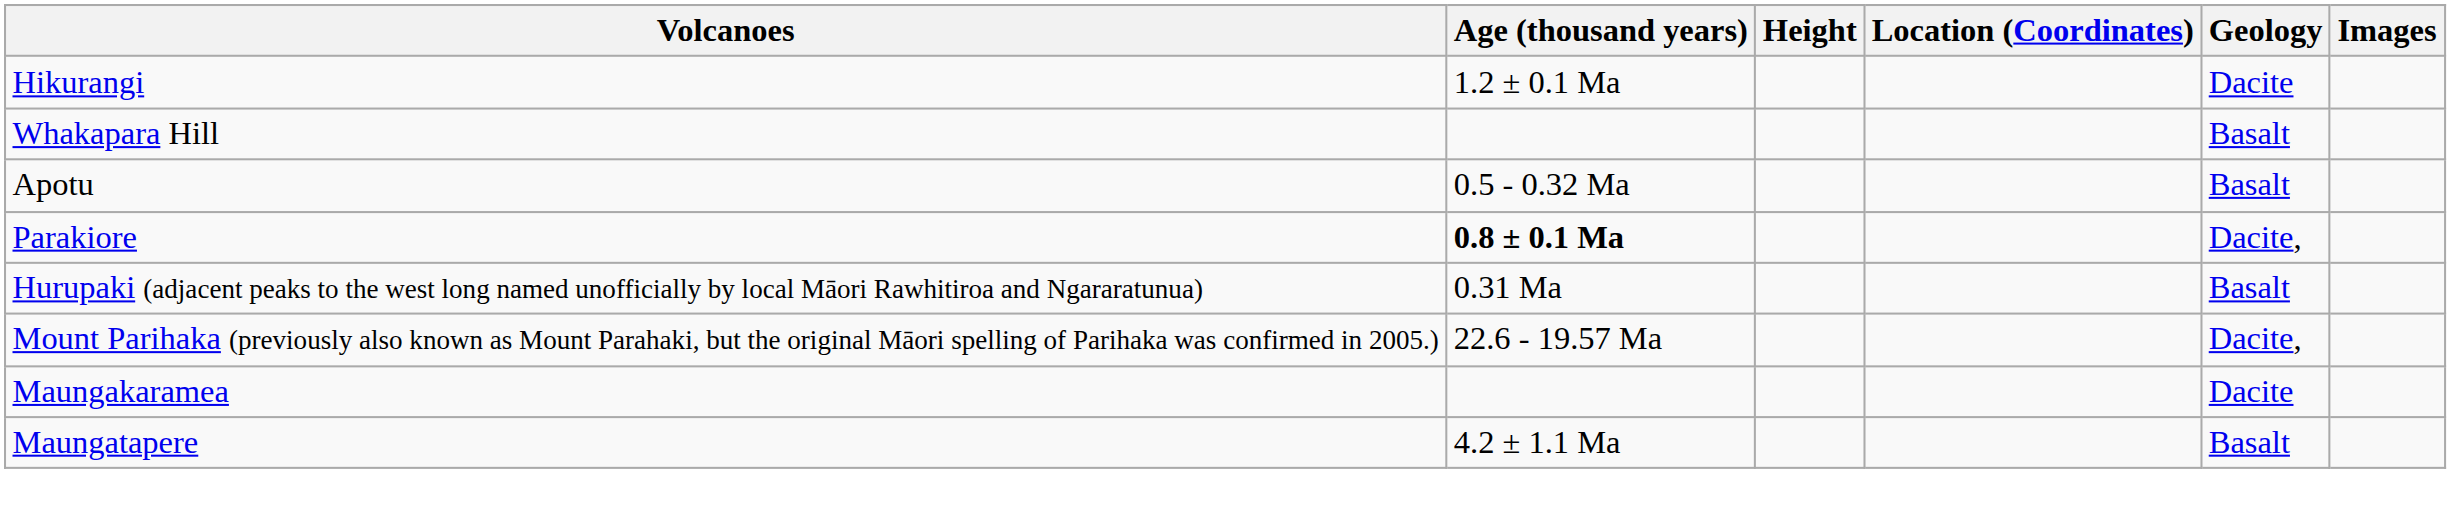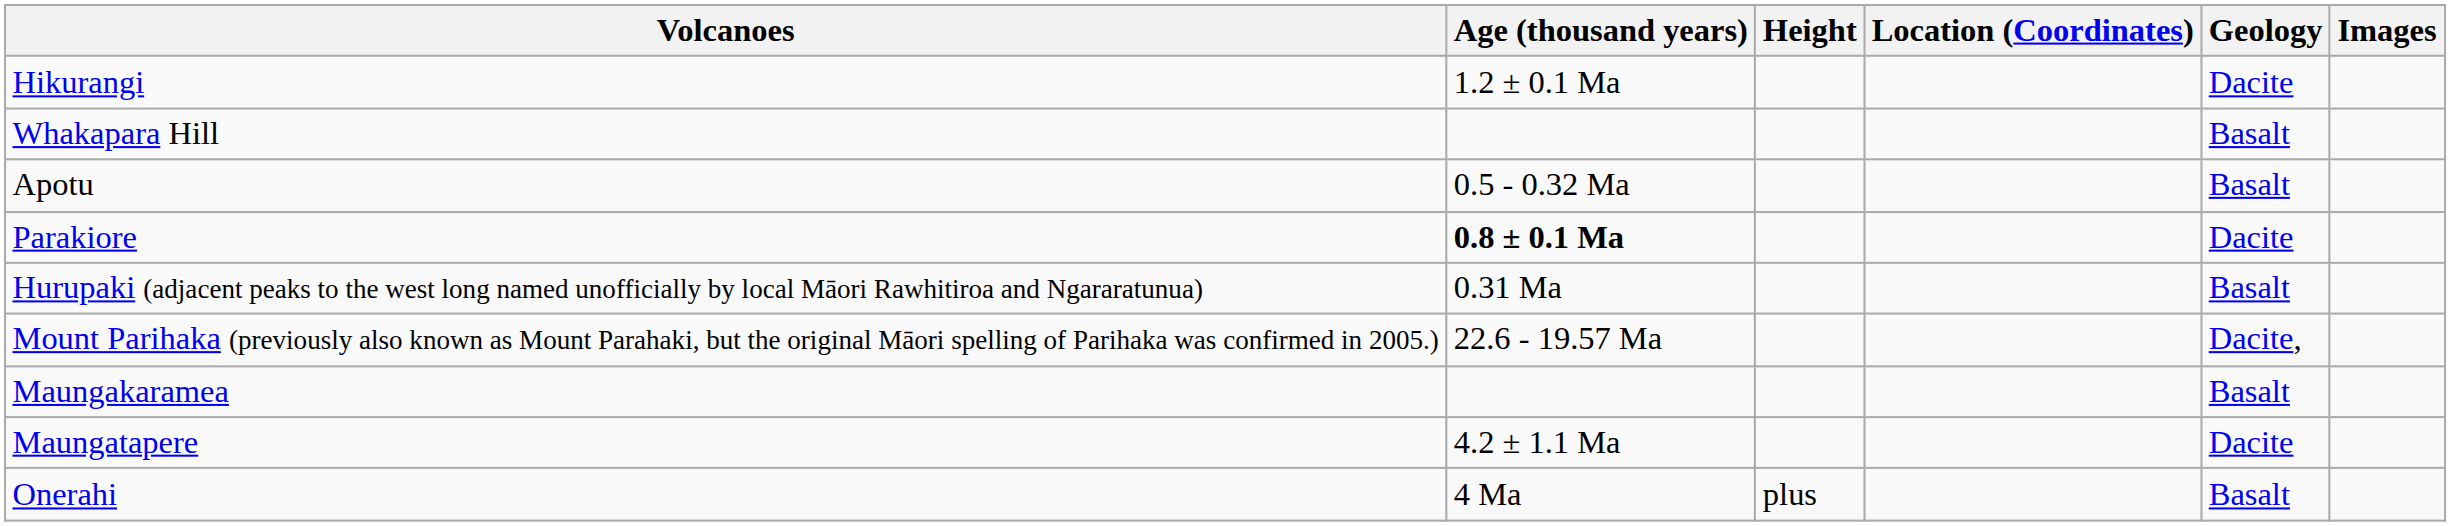(2255, 236) Dacite, -> (2251, 236) Dacite
(2251, 390) Dacite -> (2249, 390) Basalt
(2249, 442) Basalt -> (2251, 442) Dacite
+ row: (65, 493)
